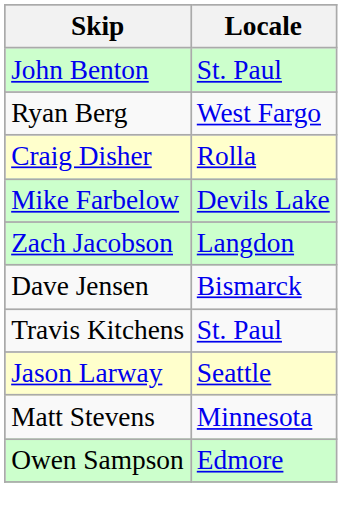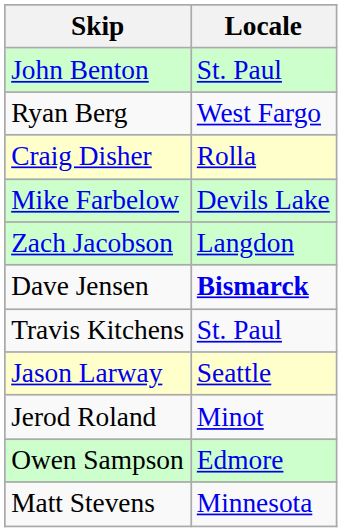(249, 286) normal -> (253, 286) bold
+ row: (84, 416)
rows swapped: (97, 460) <-> (83, 416)
